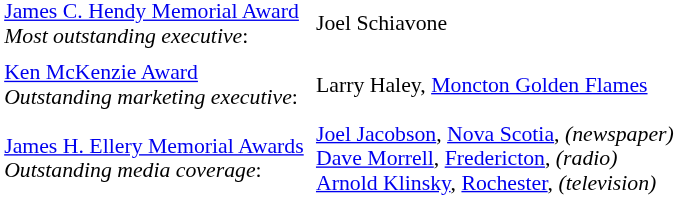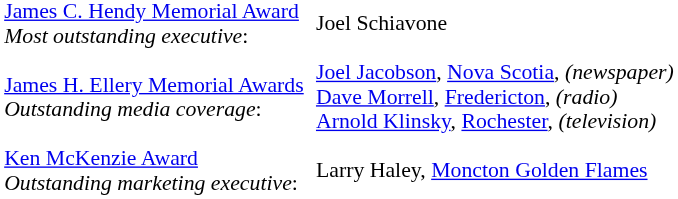rows swapped: (154, 158) <-> (151, 84)
